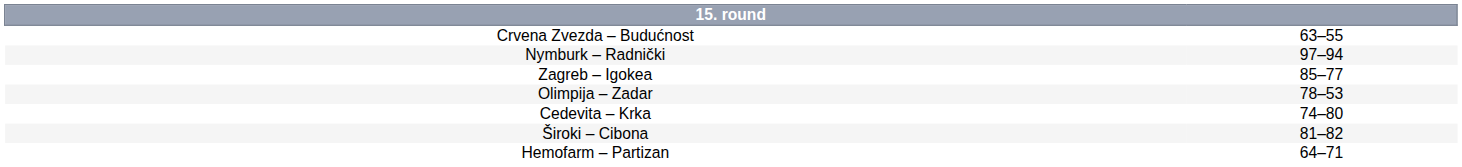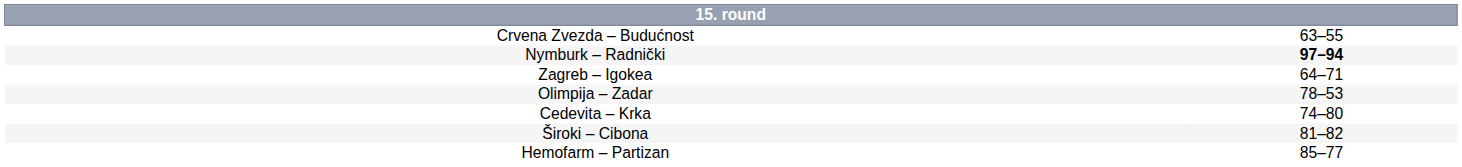(1321, 55) normal -> (1321, 55) bold
(1321, 75) 85–77 -> (1321, 75) 64–71
(1321, 153) 64–71 -> (1321, 153) 85–77
